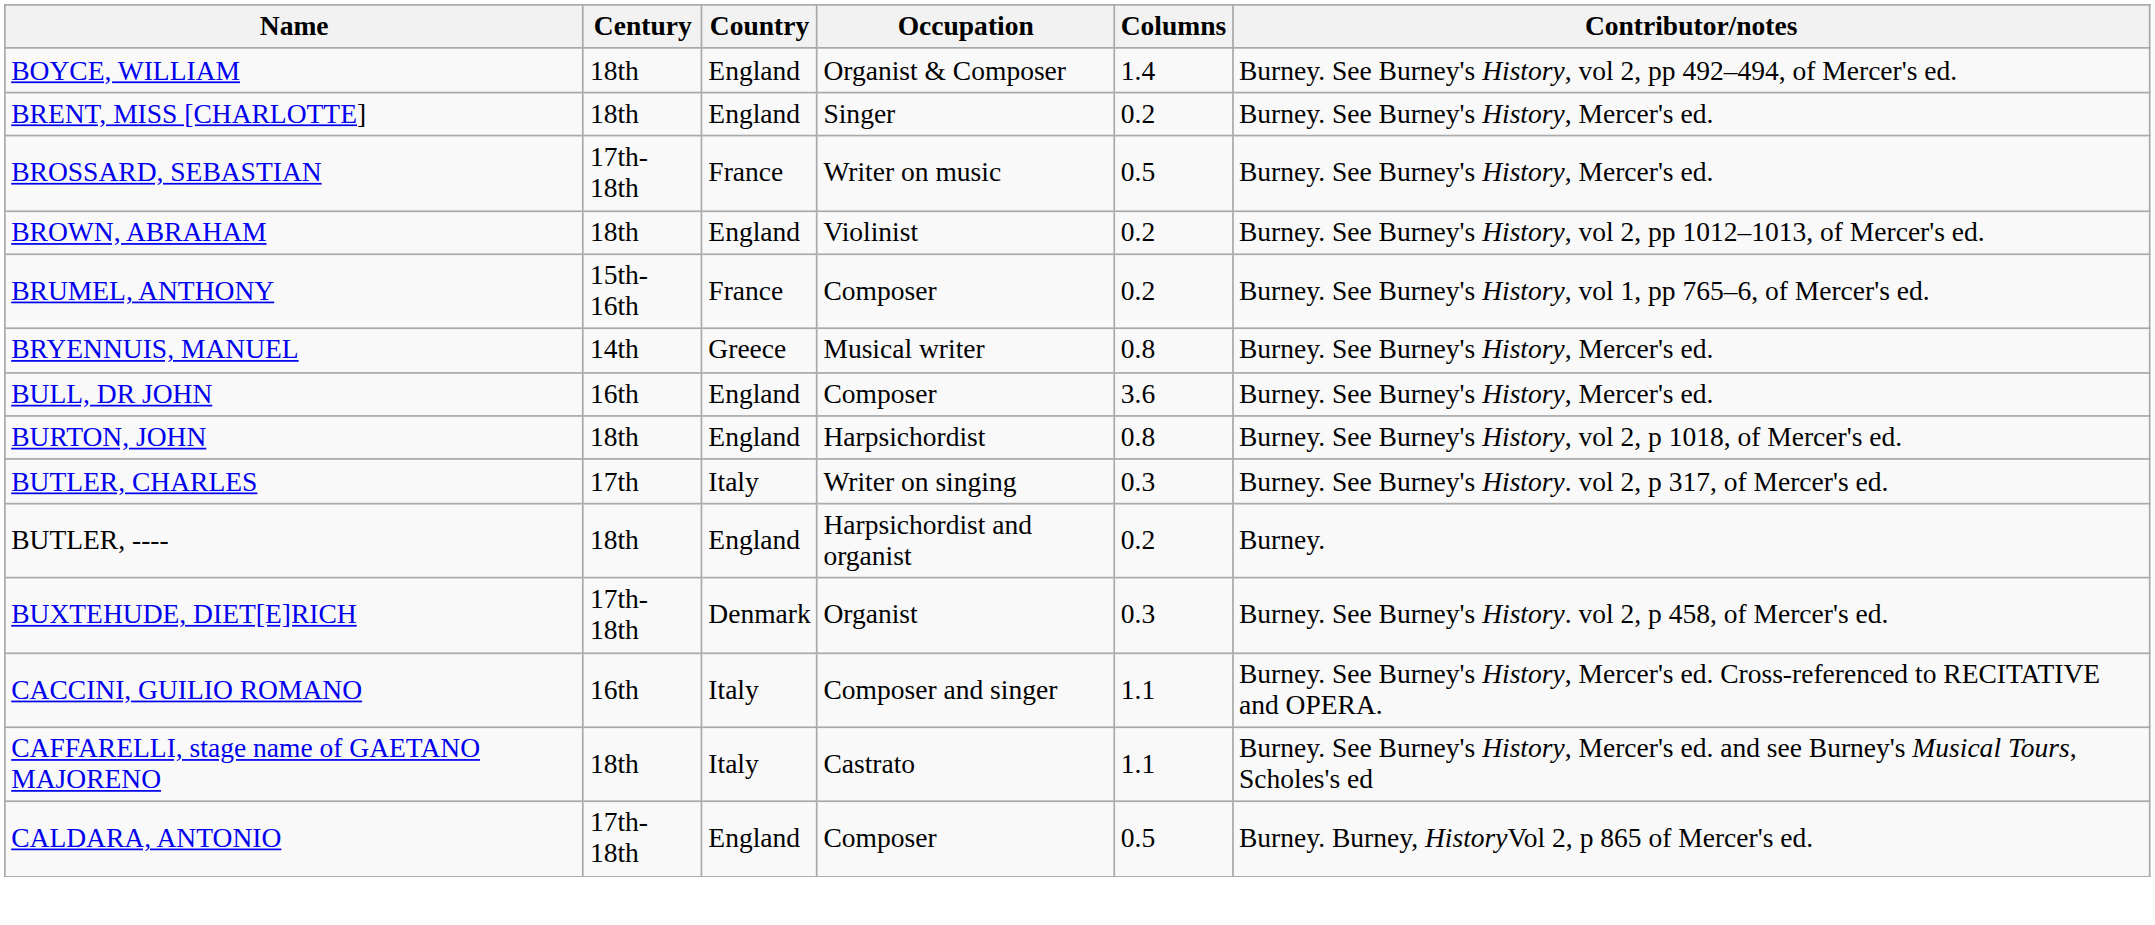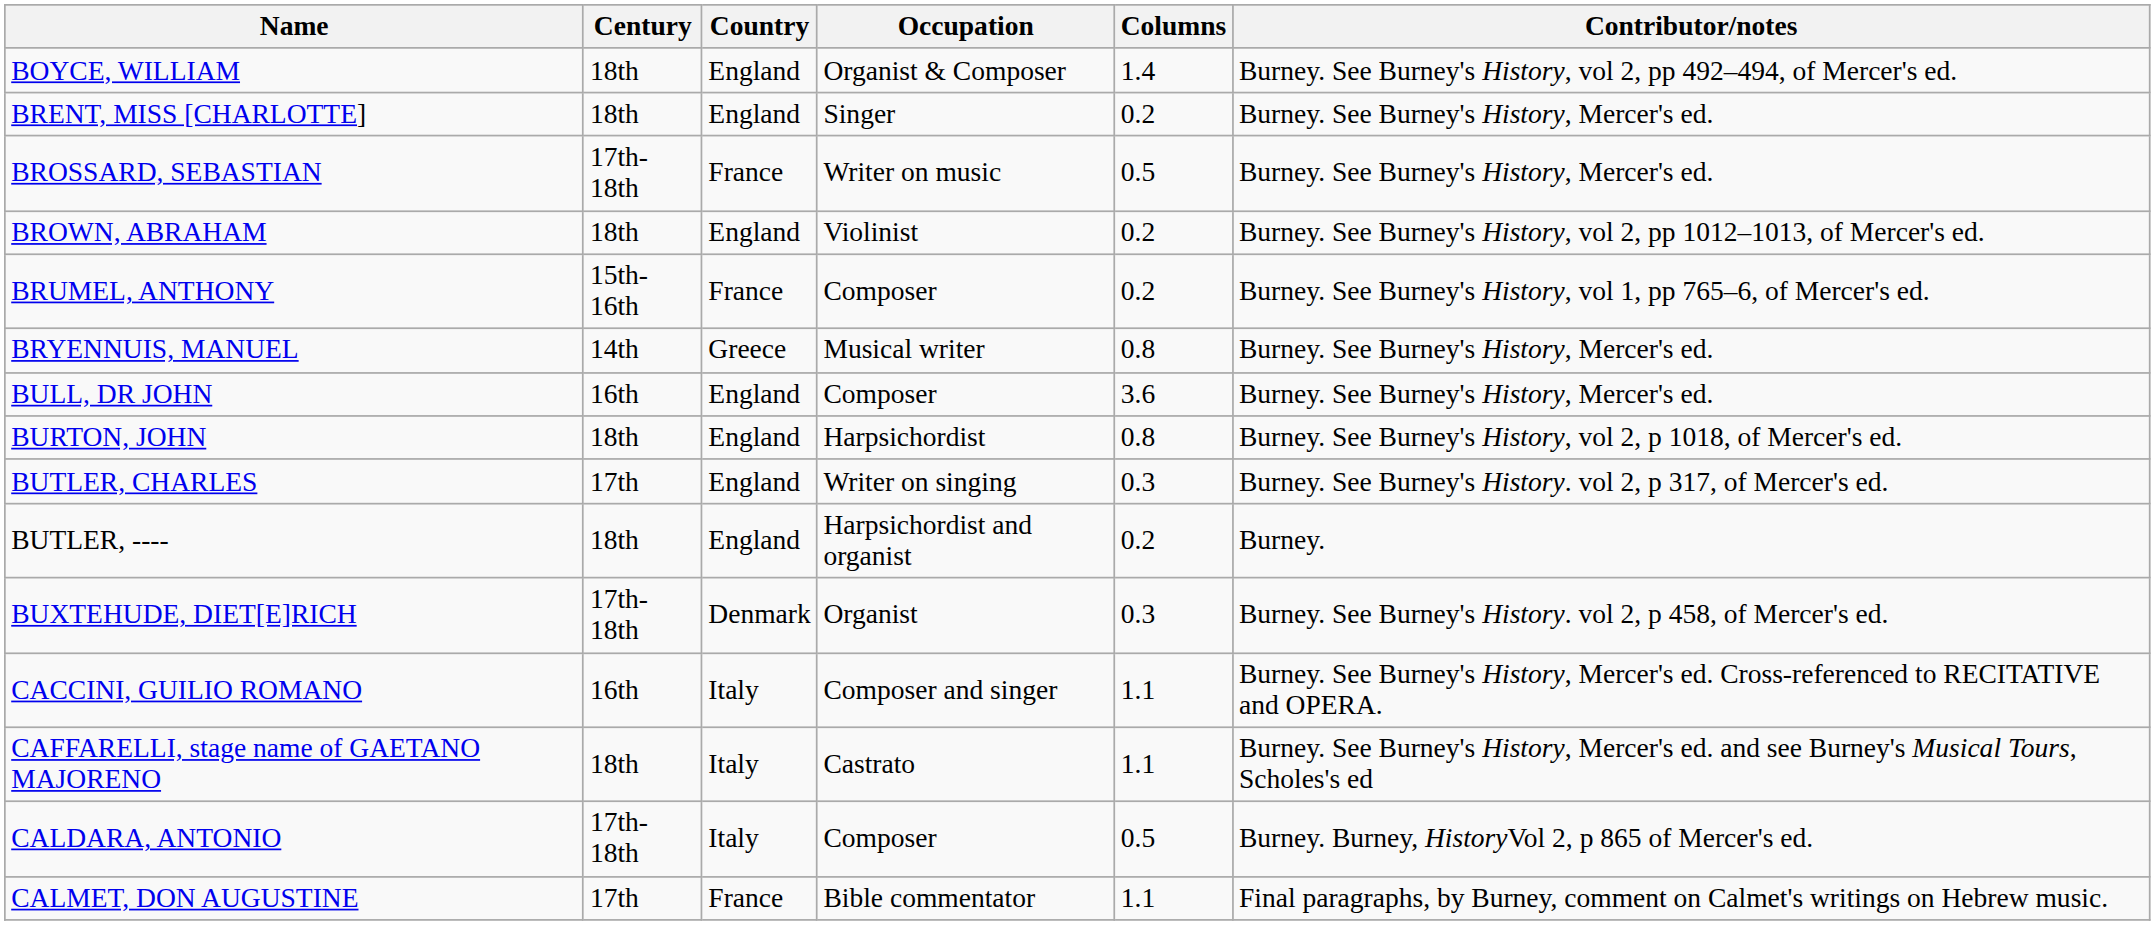(734, 481) Italy -> (754, 481) England
(754, 838) England -> (734, 838) Italy
+ row: (185, 897)
